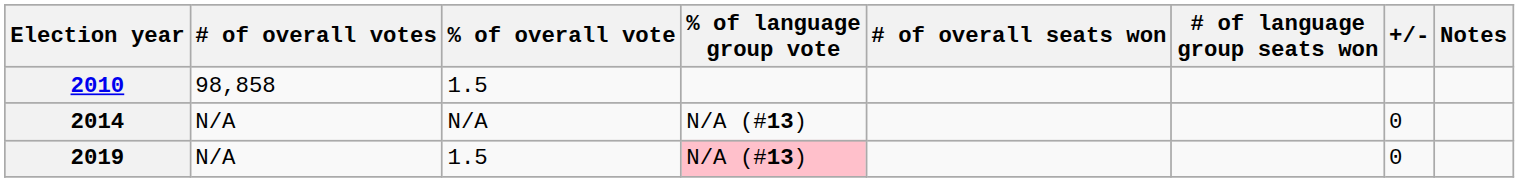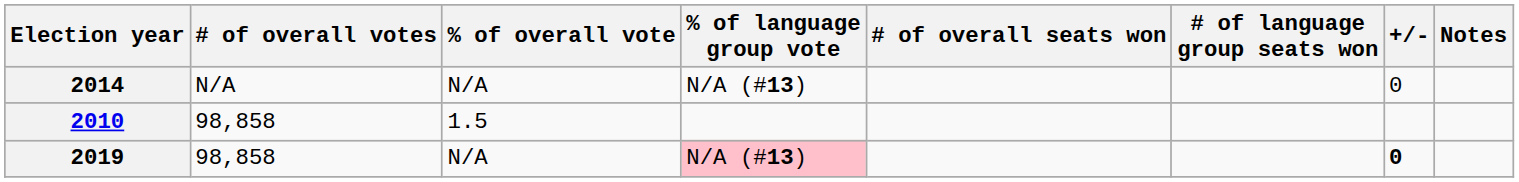rows swapped: (97, 85) <-> (97, 122)
(215, 158) N/A -> (236, 158) 98,858
(468, 158) 1.5 -> (468, 158) N/A
(1396, 158) normal -> (1396, 158) bold
